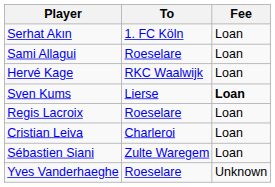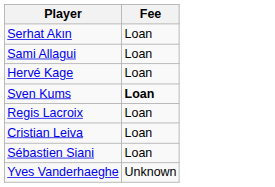- column: (167, 14)
